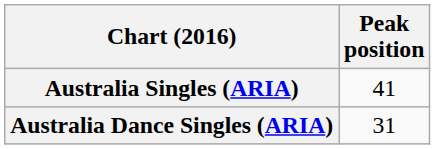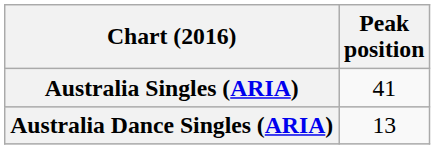(384, 125) 31 -> (384, 125) 13
